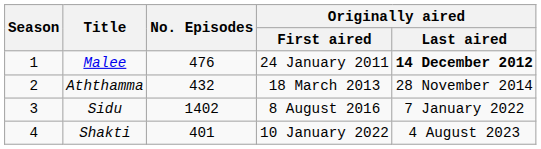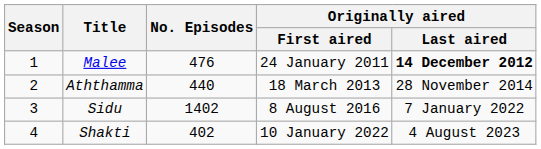(202, 86) 432 -> (202, 86) 440
(202, 133) 401 -> (202, 133) 402
